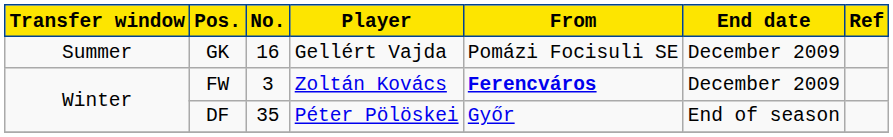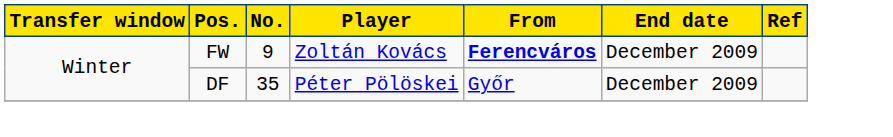- row: (218, 52)
(268, 84) 3 -> (268, 52) 9
(764, 116) End of season -> (682, 84) December 2009
